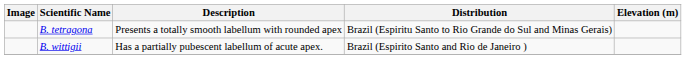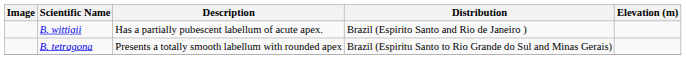rows swapped: (66, 29) <-> (61, 46)
